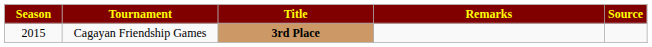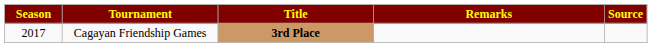(33, 33) 2015 -> (33, 33) 2017
